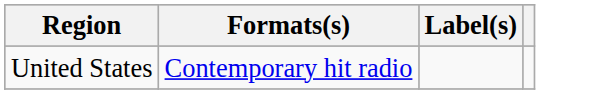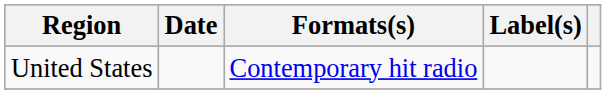+ column: (191, 25)
